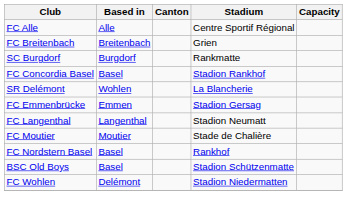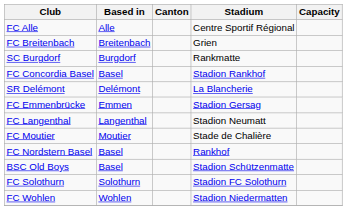(115, 89) Wohlen -> (119, 89) Delémont
+ row: (35, 182)
(119, 182) Delémont -> (115, 197) Wohlen
